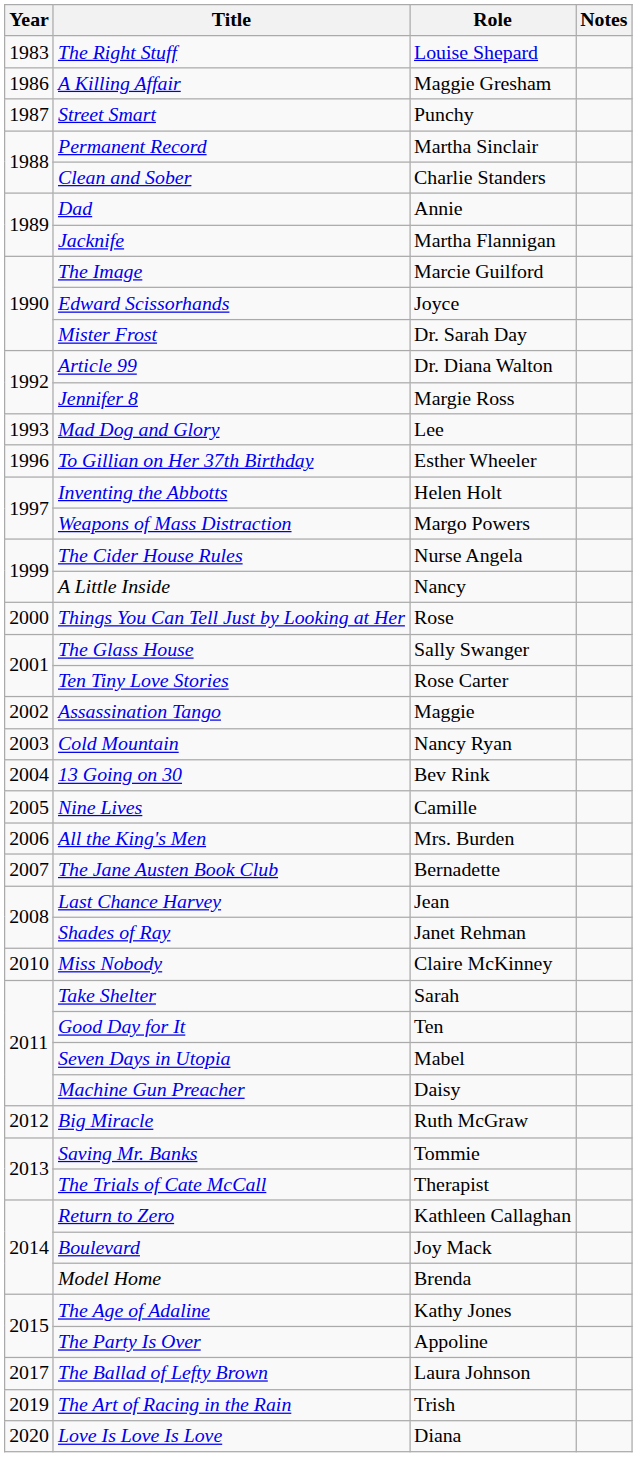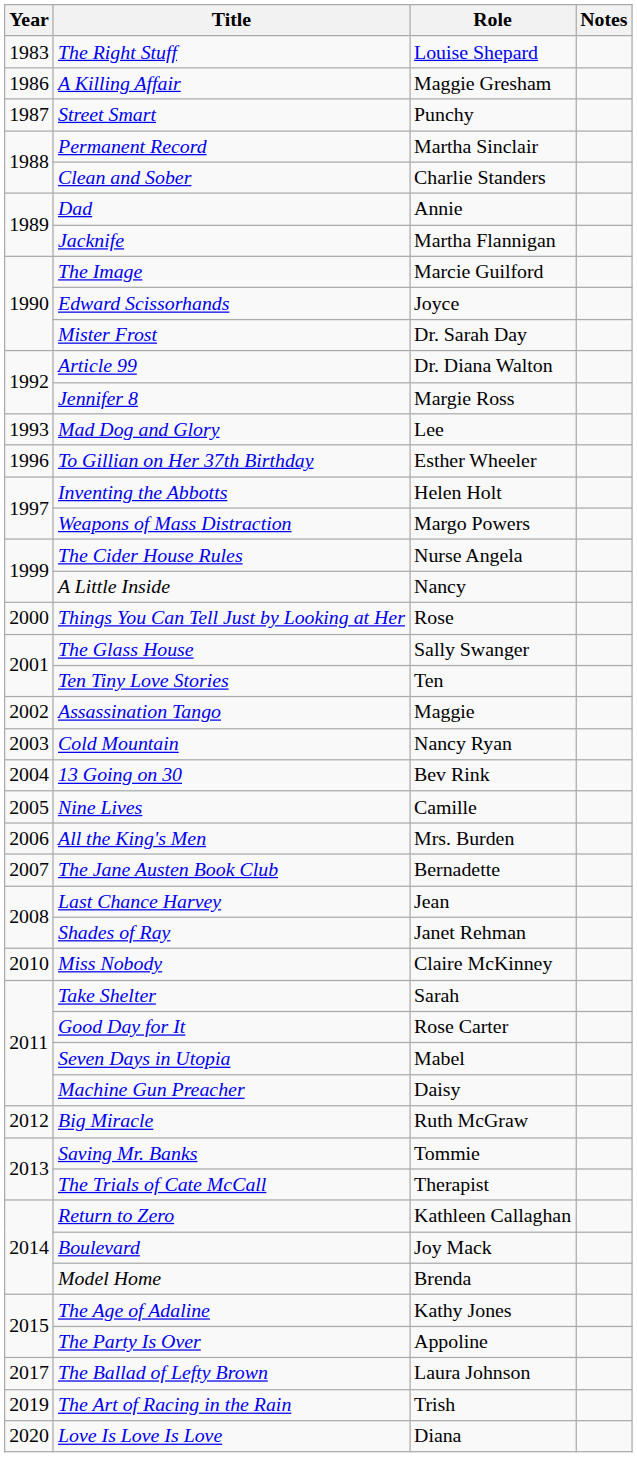(461, 680) Rose Carter -> (429, 680) Ten
(429, 1027) Ten -> (461, 1027) Rose Carter
